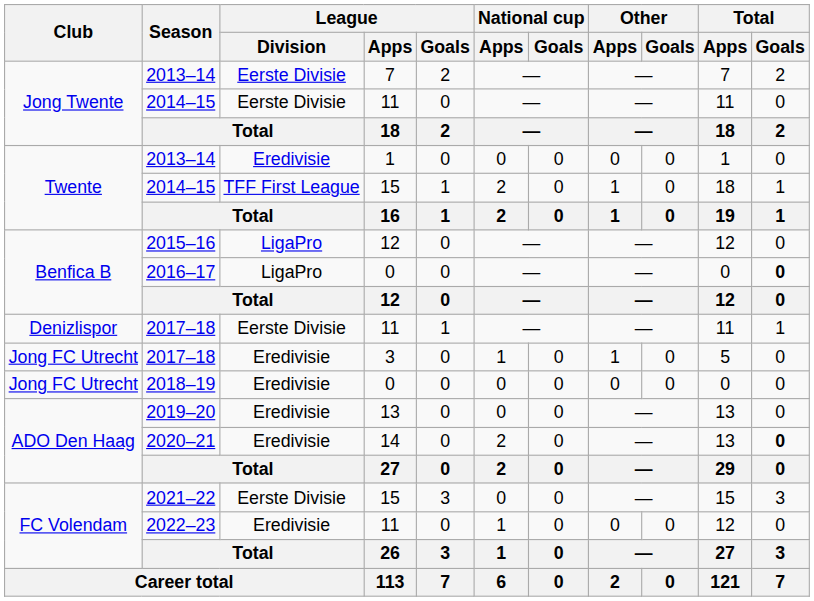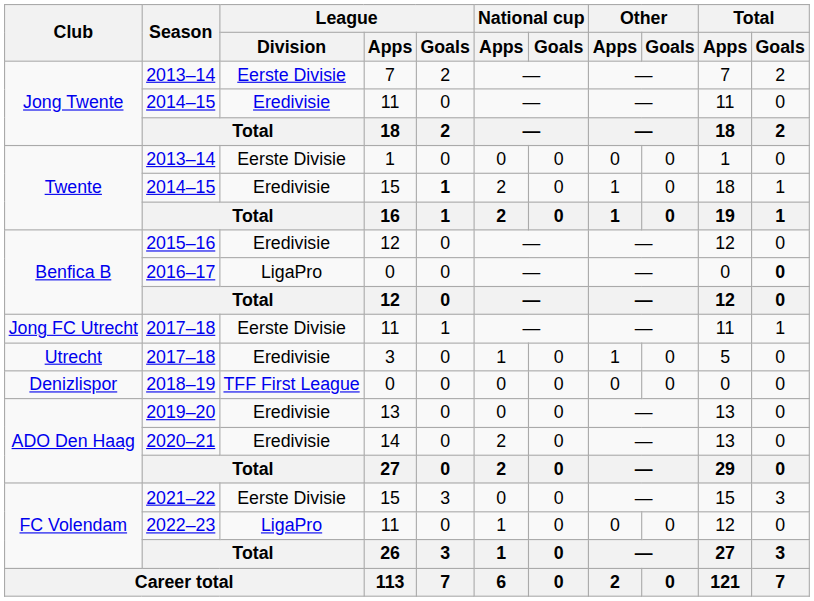(292, 103) Eerste Divisie -> (292, 103) Eredivisie
(292, 159) Eredivisie -> (292, 159) Eerste Divisie
(292, 187) TFF First League -> (292, 187) Eredivisie
(445, 187) normal -> (445, 187) bold
(292, 243) LigaPro -> (292, 243) Eredivisie
(73, 328) Denizlispor -> (73, 328) Jong FC Utrecht
(73, 356) Jong FC Utrecht -> (73, 356) Utrecht
(73, 384) Jong FC Utrecht -> (73, 384) Denizlispor
(292, 384) Eredivisie -> (292, 384) TFF First League
(780, 441) bold -> (780, 441) normal
(292, 525) Eredivisie -> (292, 525) LigaPro
